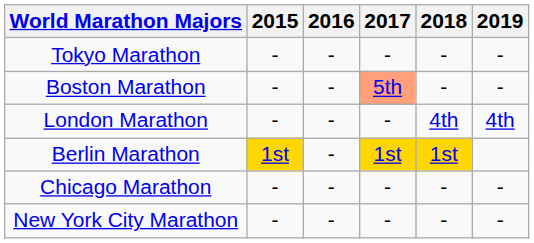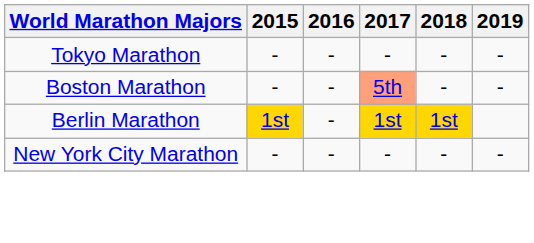- row: (126, 120)
- row: (126, 187)
